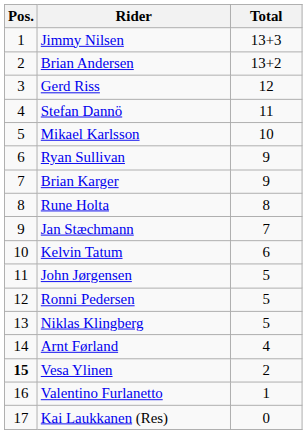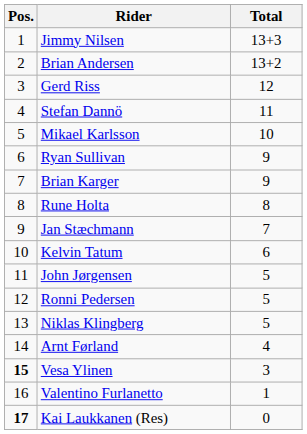(266, 370) 2 -> (266, 370) 3
(21, 417) normal -> (21, 417) bold
